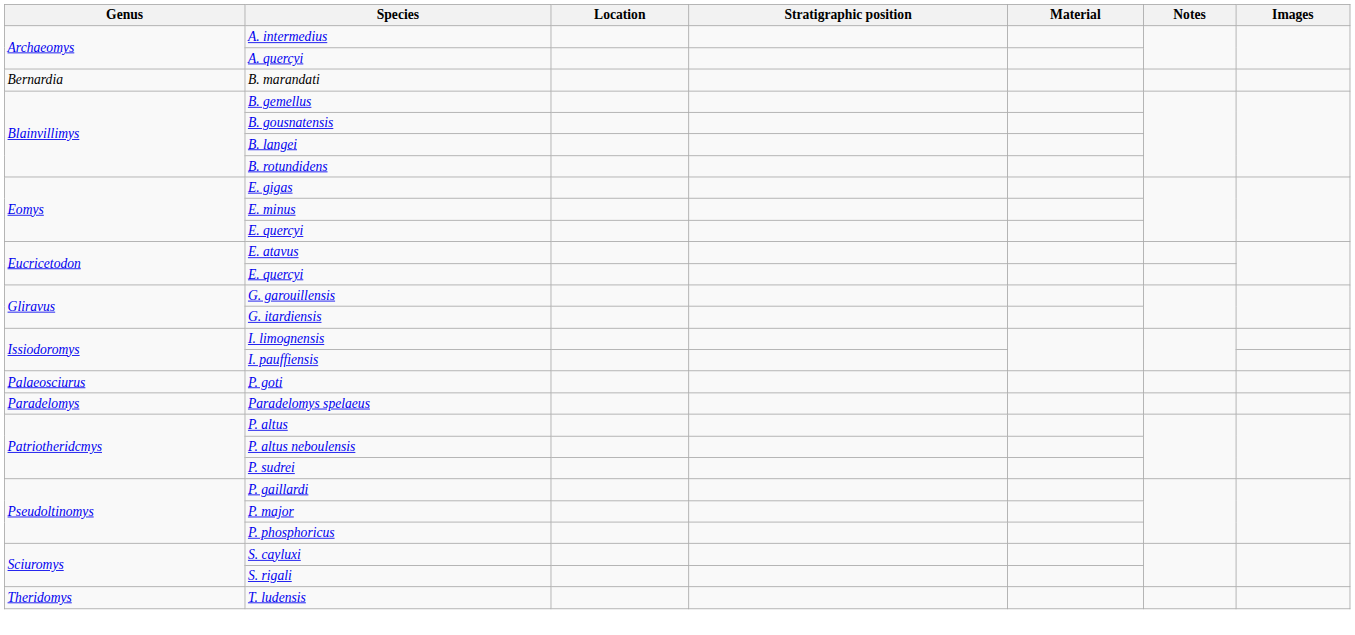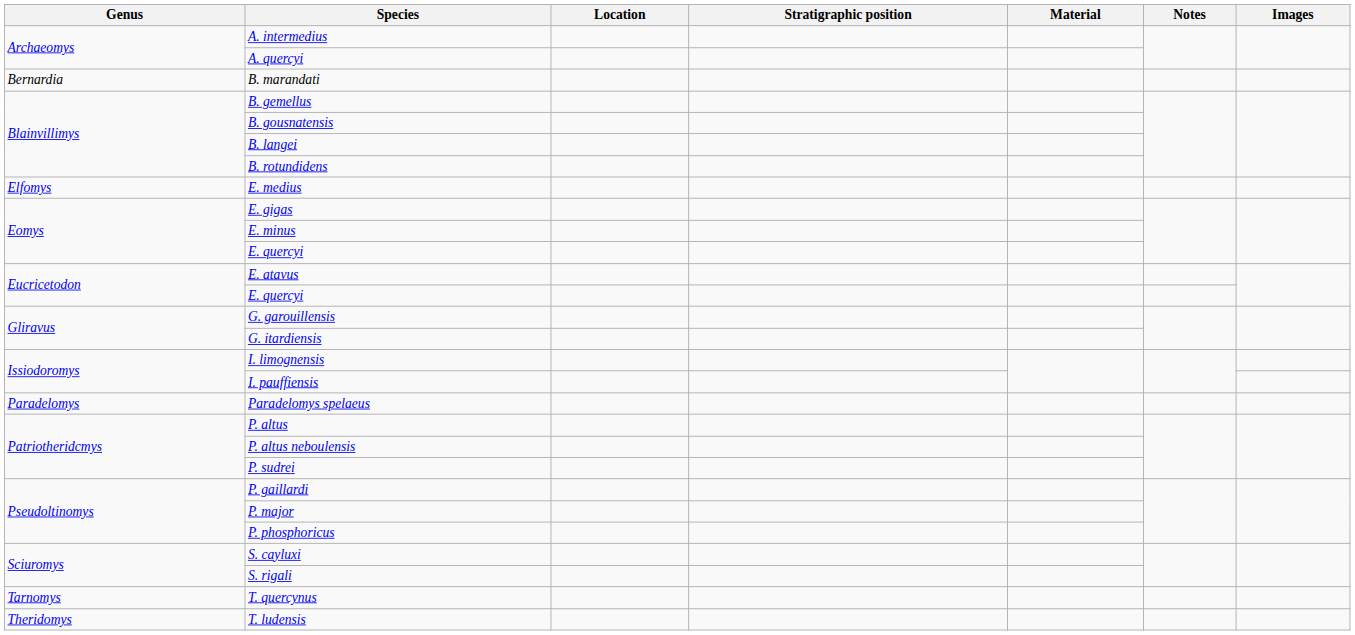+ row: (29, 187)
- row: (46, 381)
+ row: (34, 597)
